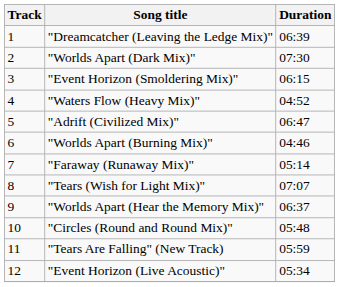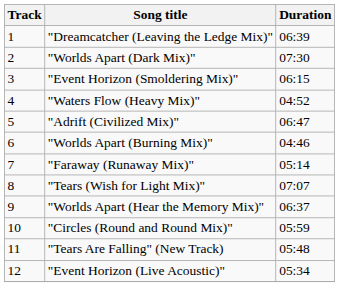(294, 228) 05:48 -> (294, 228) 05:59
(294, 249) 05:59 -> (294, 249) 05:48
